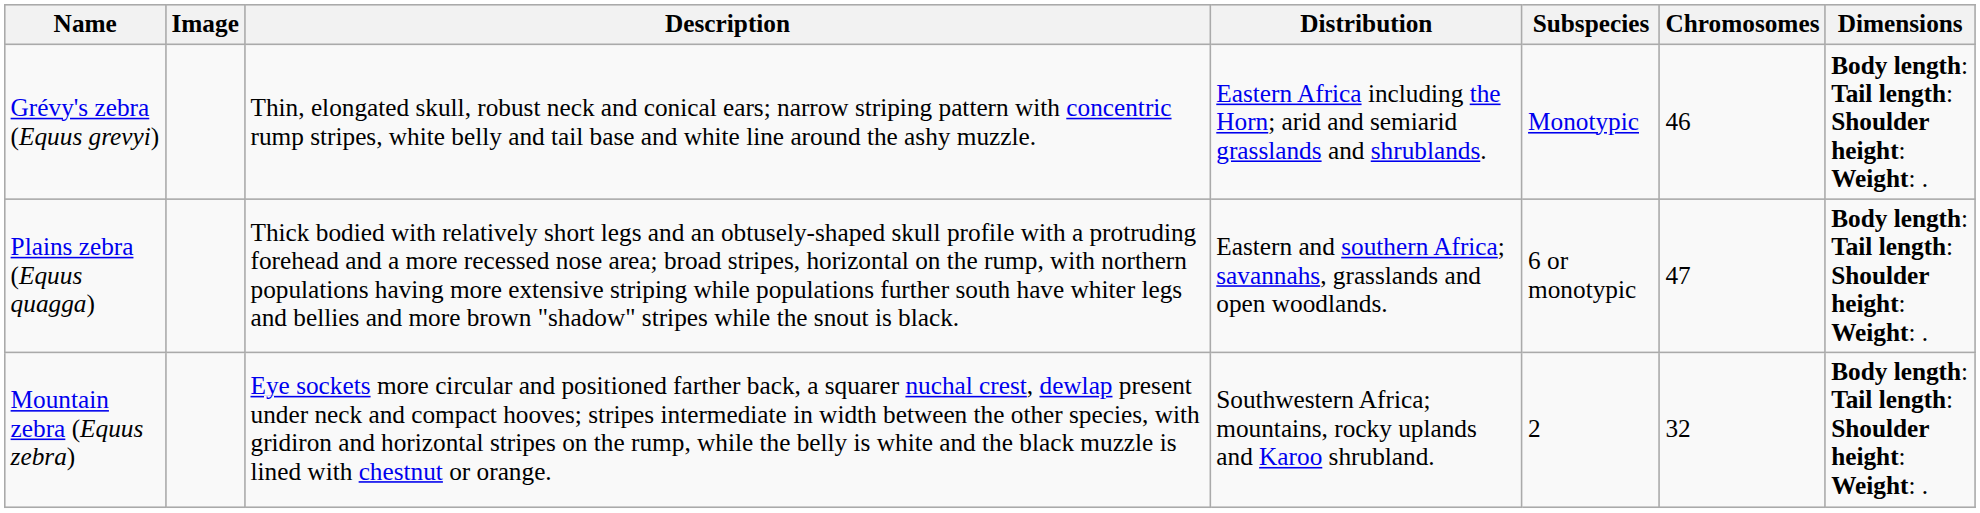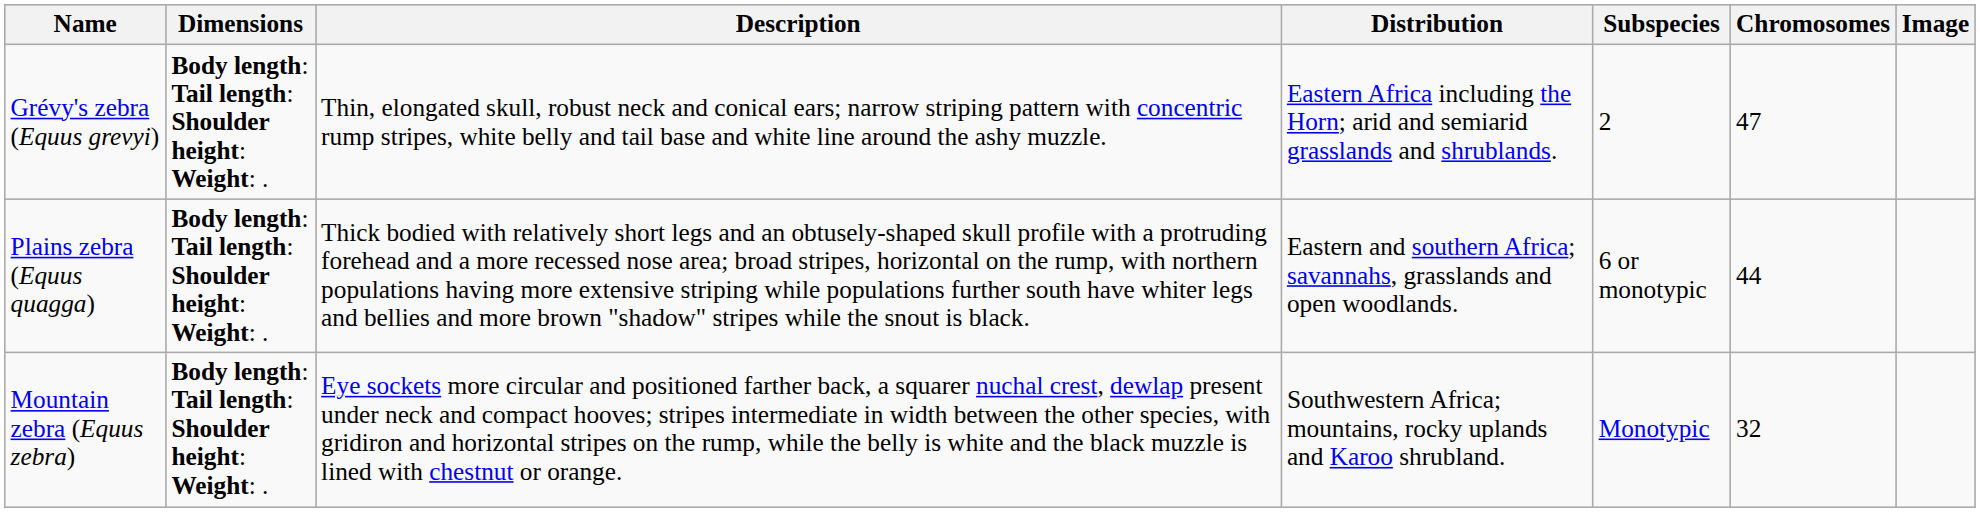columns swapped: (1900, 24) <-> (205, 24)
(1584, 121) Monotypic -> (1605, 121) 2
(1678, 121) 46 -> (1749, 121) 47
(1678, 275) 47 -> (1749, 275) 44
(1534, 429) 2 -> (1654, 429) Monotypic
